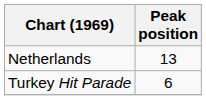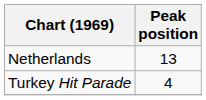(168, 82) 6 -> (168, 82) 4
